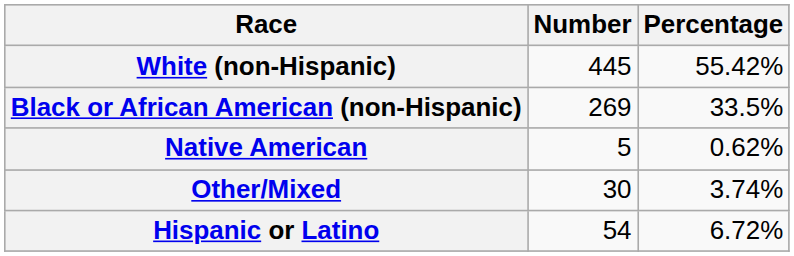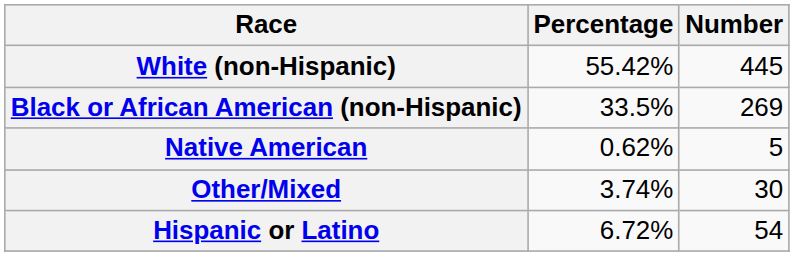columns swapped: (583, 25) <-> (713, 25)
